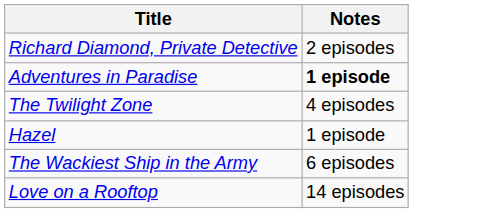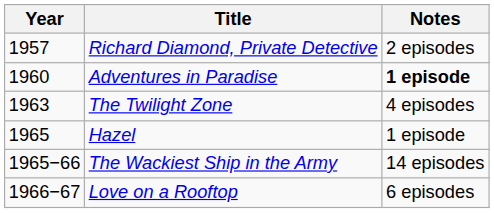+ column: (45, 18)
(350, 163) 6 episodes -> (435, 163) 14 episodes
(355, 192) 14 episodes -> (430, 192) 6 episodes
